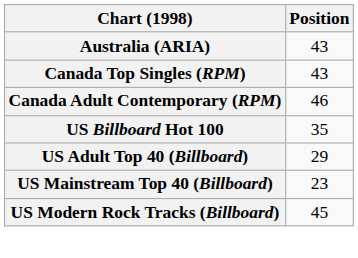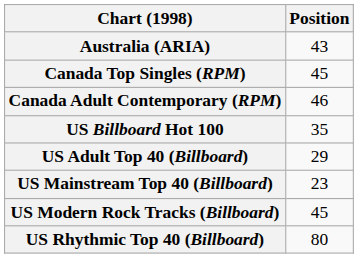(319, 73) 43 -> (319, 73) 45
+ row: (145, 239)
